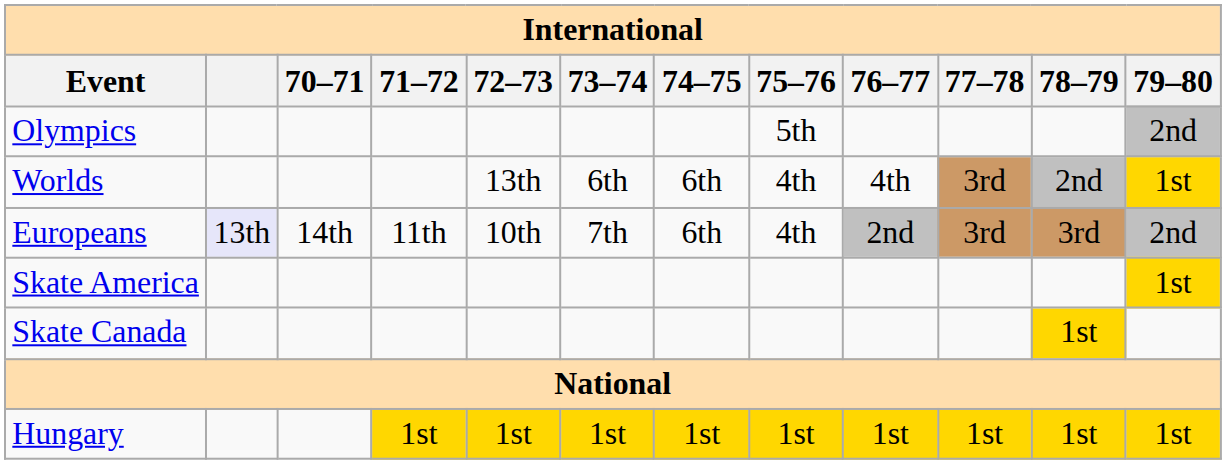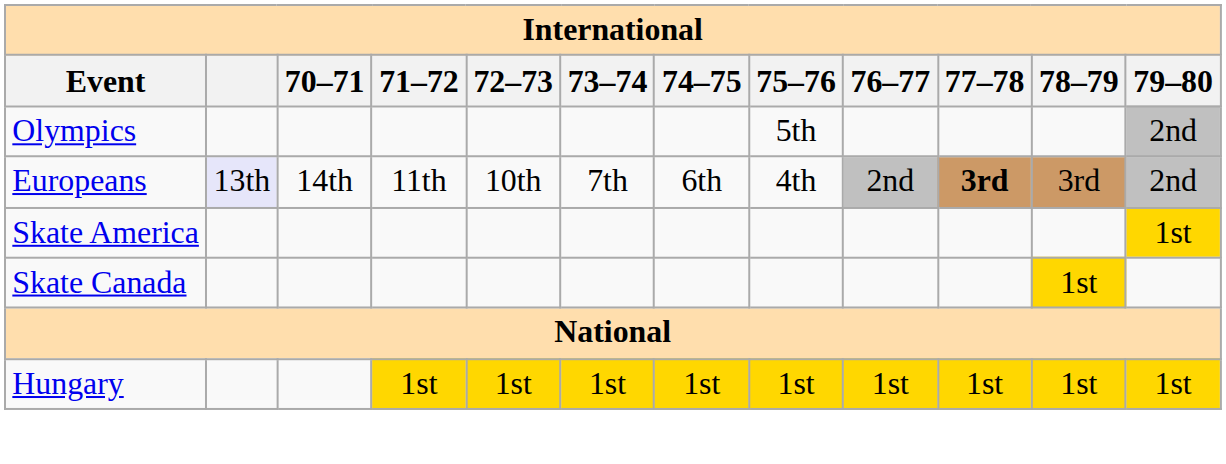- row: (58, 181)
(985, 231) normal -> (985, 181) bold
